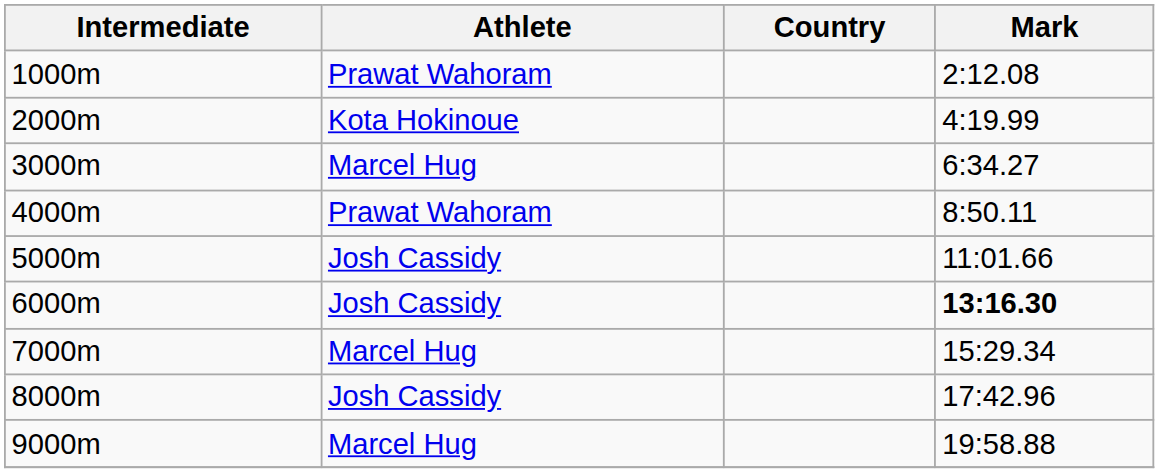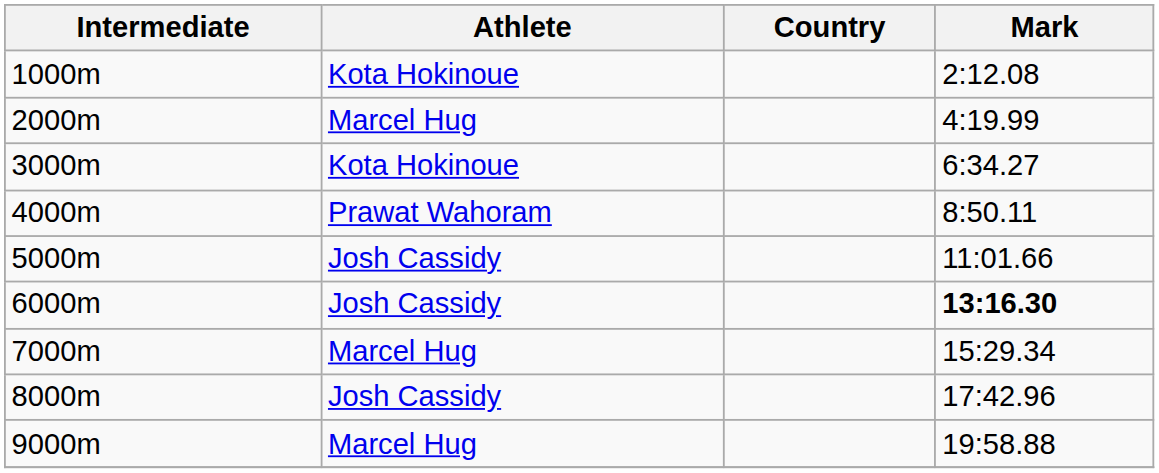(440, 73) Prawat Wahoram -> (423, 73) Kota Hokinoue
(423, 119) Kota Hokinoue -> (402, 119) Marcel Hug
(402, 166) Marcel Hug -> (423, 166) Kota Hokinoue
